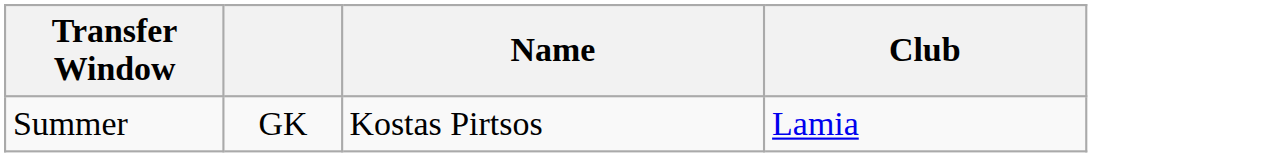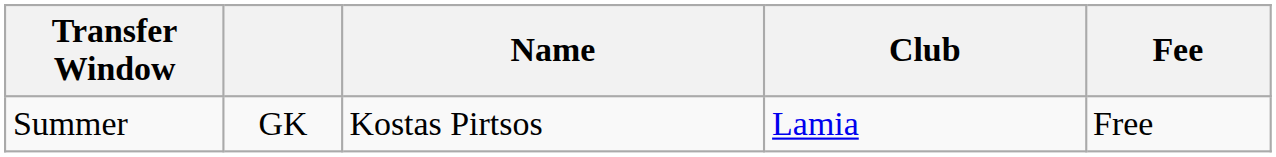+ column: (1178, 50)
